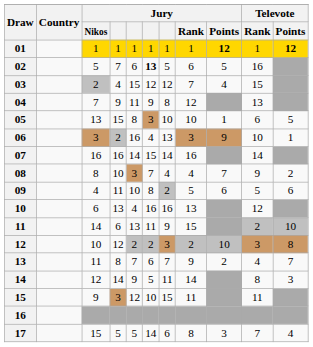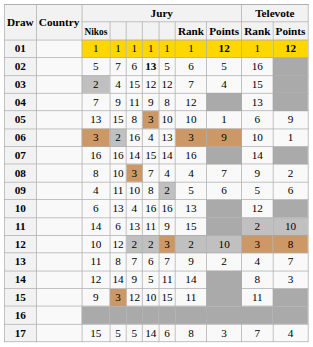(290, 119) 5 -> (290, 119) 9
